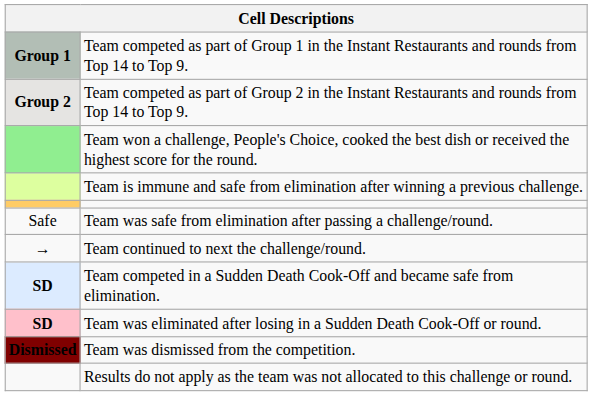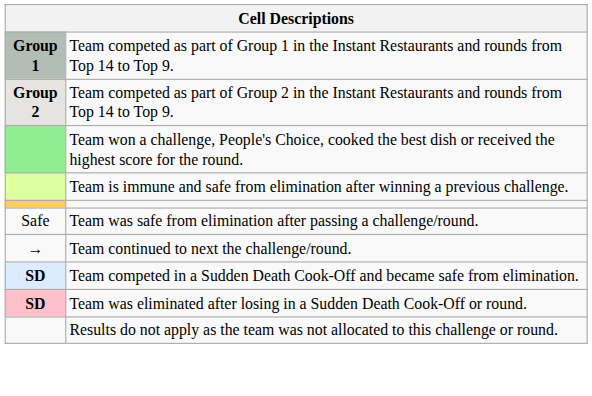- row: (220, 350)
